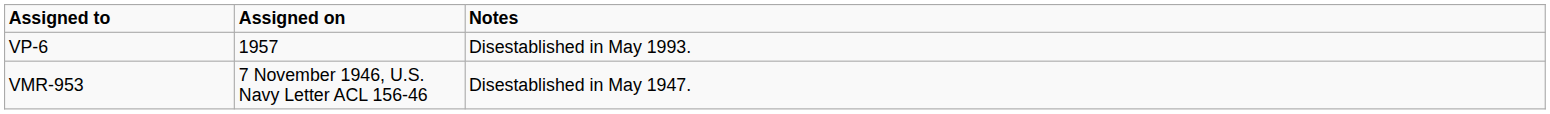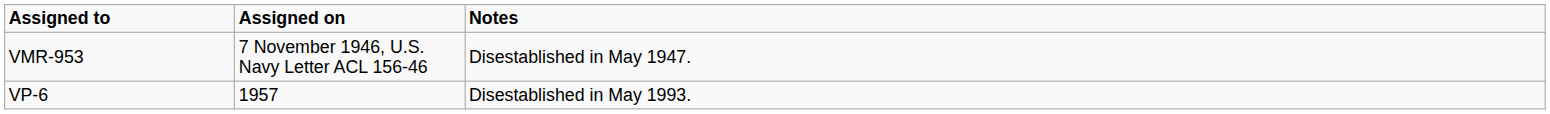rows swapped: (46, 84) <-> (28, 46)
